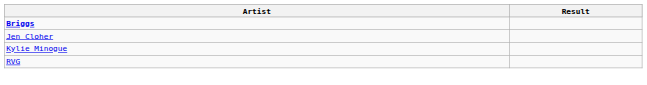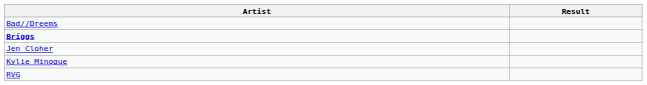+ row: (32, 23)
